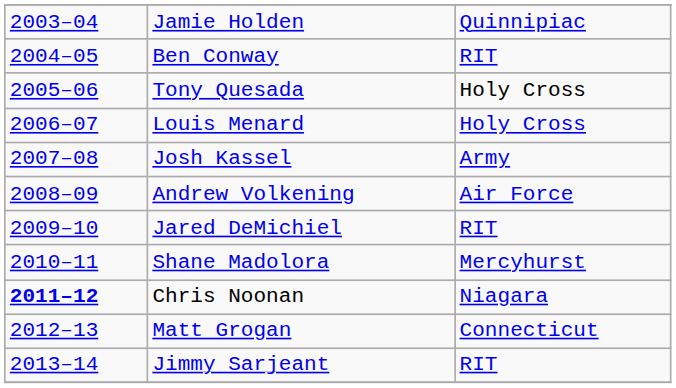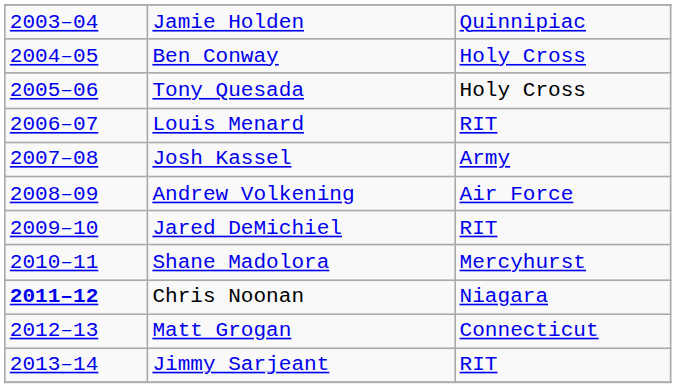(479, 56) RIT -> (523, 56) Holy Cross
(523, 125) Holy Cross -> (479, 125) RIT
